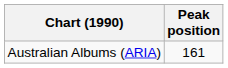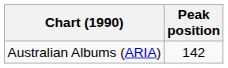(194, 52) 161 -> (194, 52) 142
